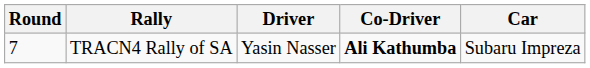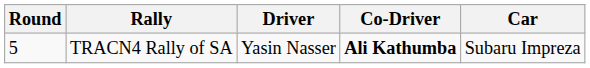(13, 47) 7 -> (13, 47) 5
